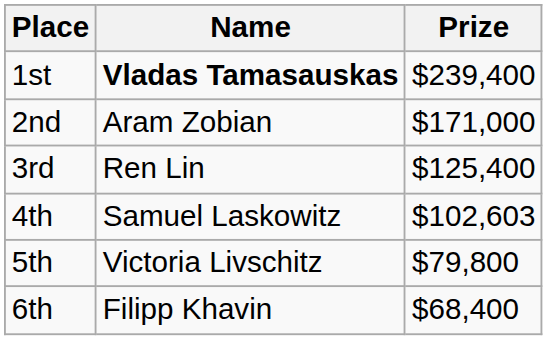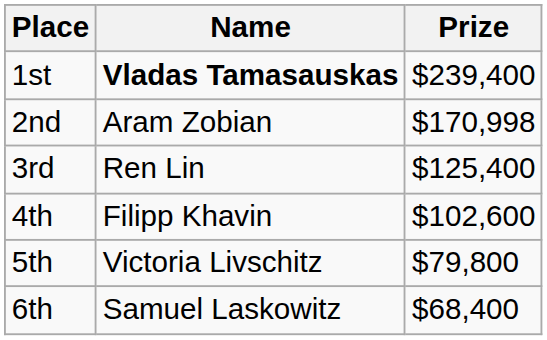(474, 121) $171,000 -> (474, 121) $170,998
(222, 215) Samuel Laskowitz -> (187, 215) Filipp Khavin
(474, 215) $102,603 -> (474, 215) $102,600
(187, 309) Filipp Khavin -> (222, 309) Samuel Laskowitz
